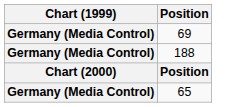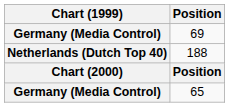(81, 53) Germany (Media Control) -> (87, 53) Netherlands (Dutch Top 40)
